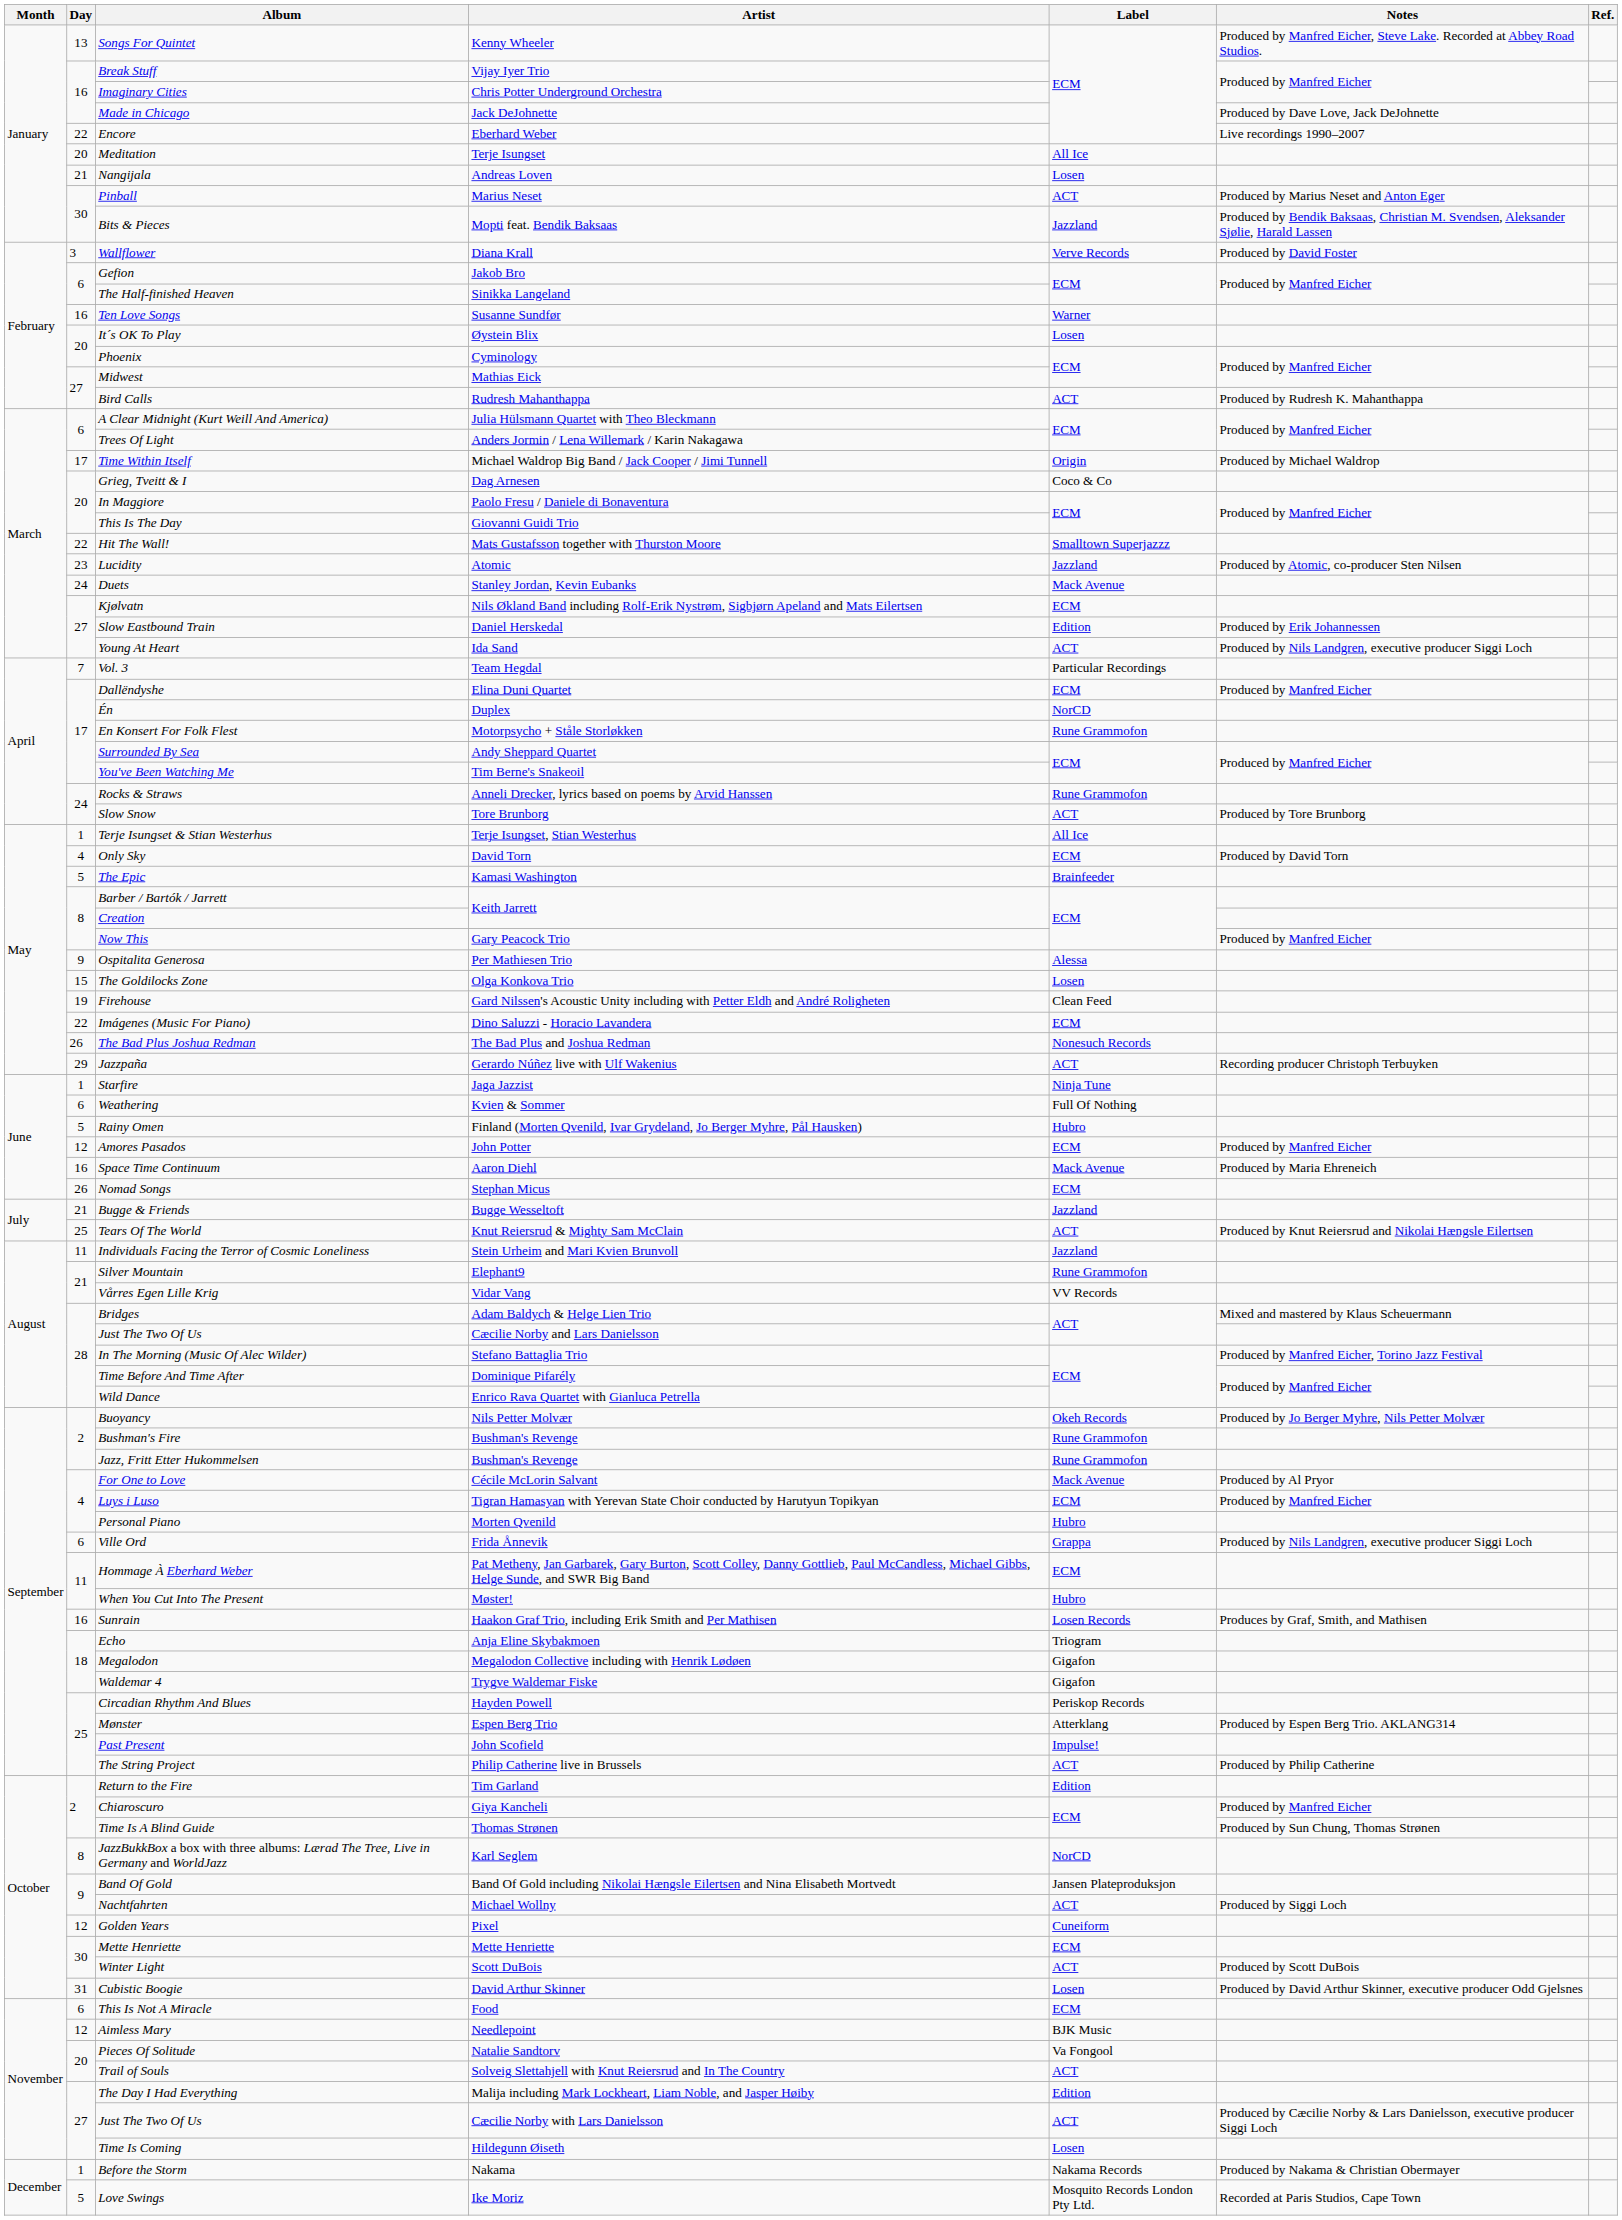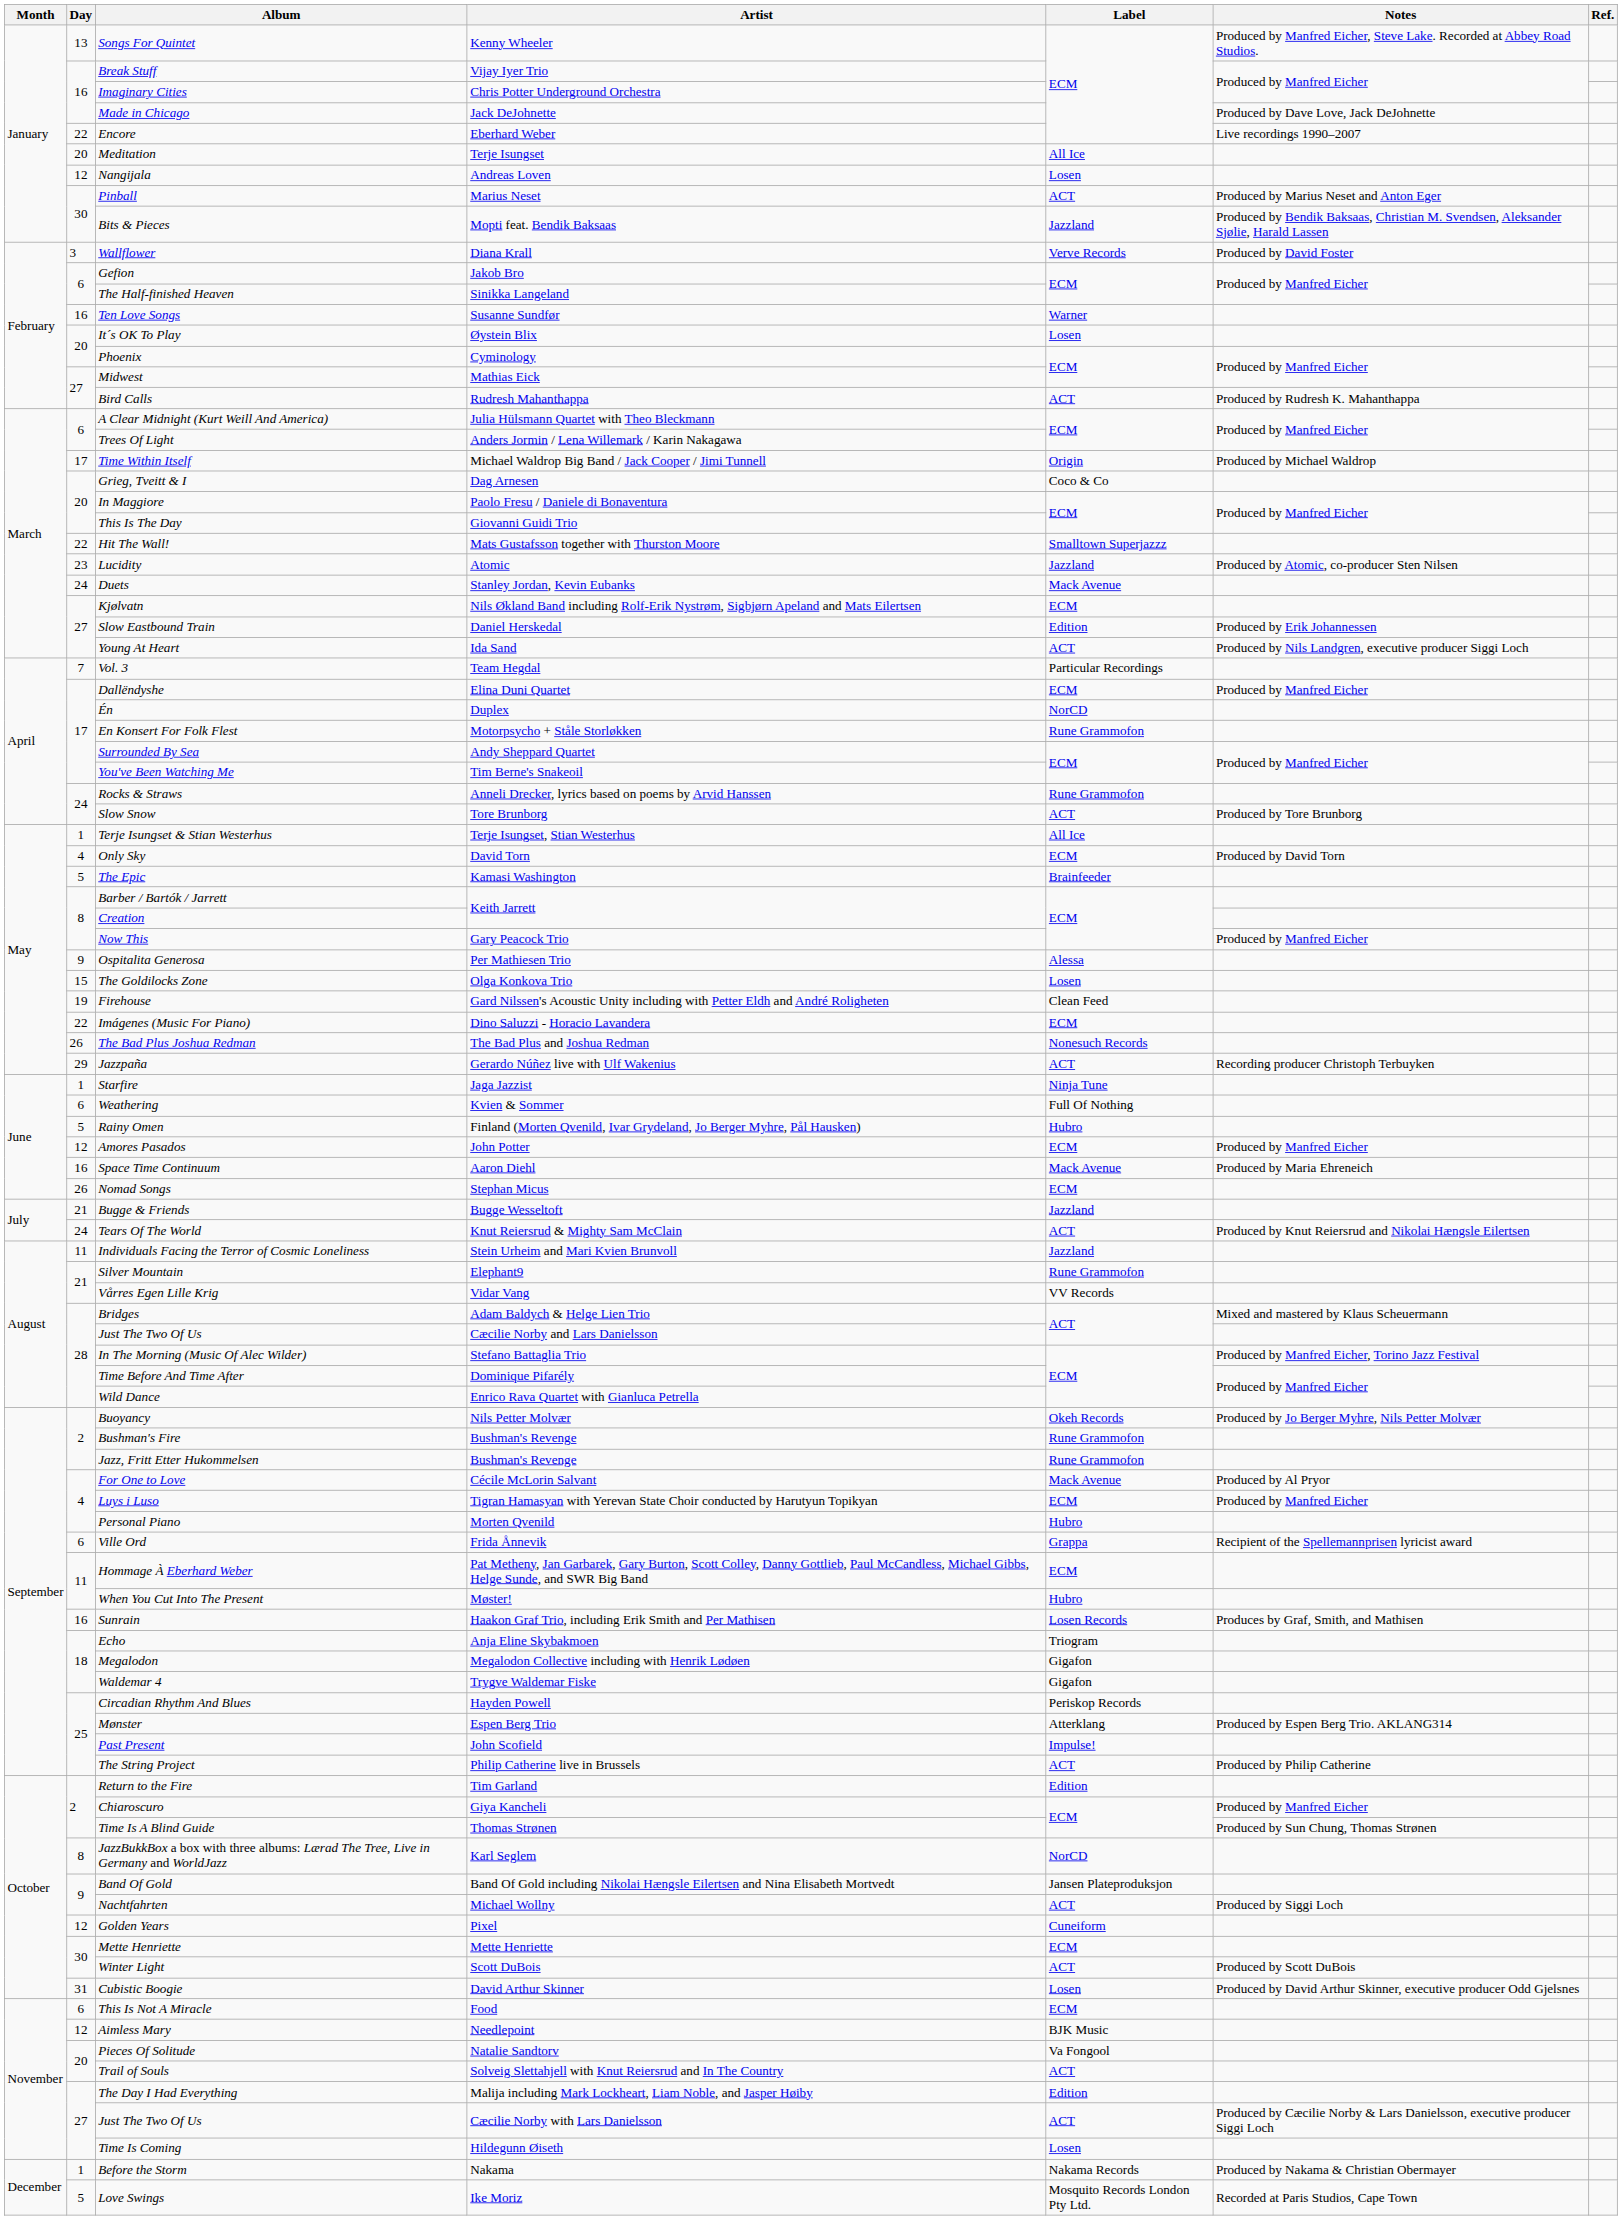(81, 175) 21 -> (81, 175) 12
(81, 1230) 25 -> (81, 1230) 24
(1376, 1542) Produced by Nils Landgren, executive producer Siggi Loch -> (1344, 1542) Recipient of the Spellemannprisen lyricist award
